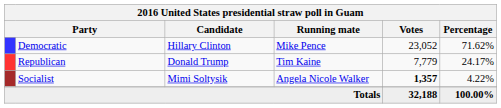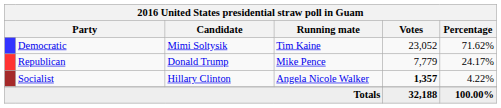(199, 45) Hillary Clinton -> (197, 45) Mimi Soltysik
(301, 45) Mike Pence -> (299, 45) Tim Kaine
(299, 62) Tim Kaine -> (301, 62) Mike Pence
(197, 78) Mimi Soltysik -> (199, 78) Hillary Clinton
